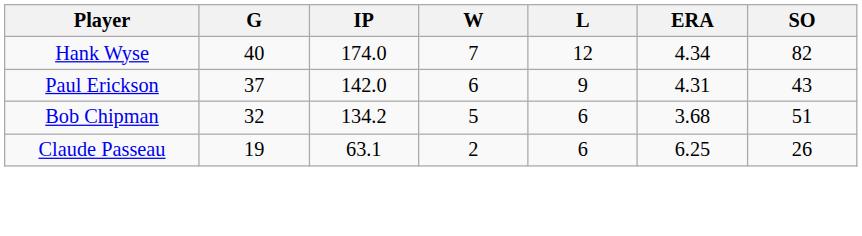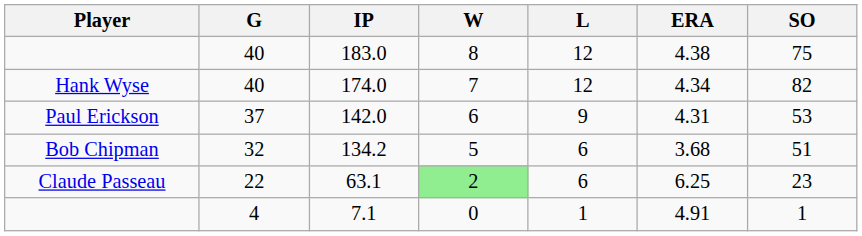+ row: (364, 52)
(802, 85) 43 -> (802, 117) 53
(254, 149) 19 -> (254, 181) 22
(473, 149) no background -> (473, 181) lightgreen background
(802, 149) 26 -> (802, 181) 23
+ row: (364, 213)
